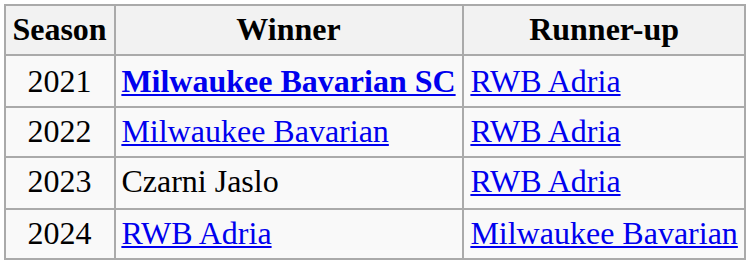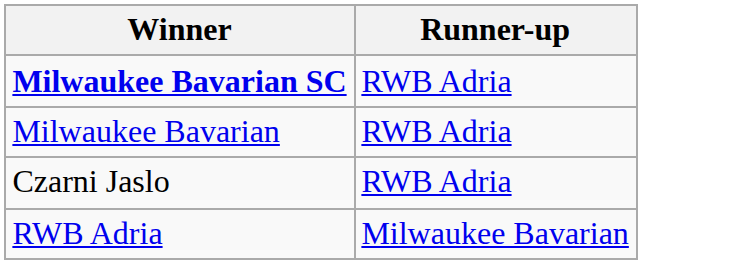- column: (60, 29)
